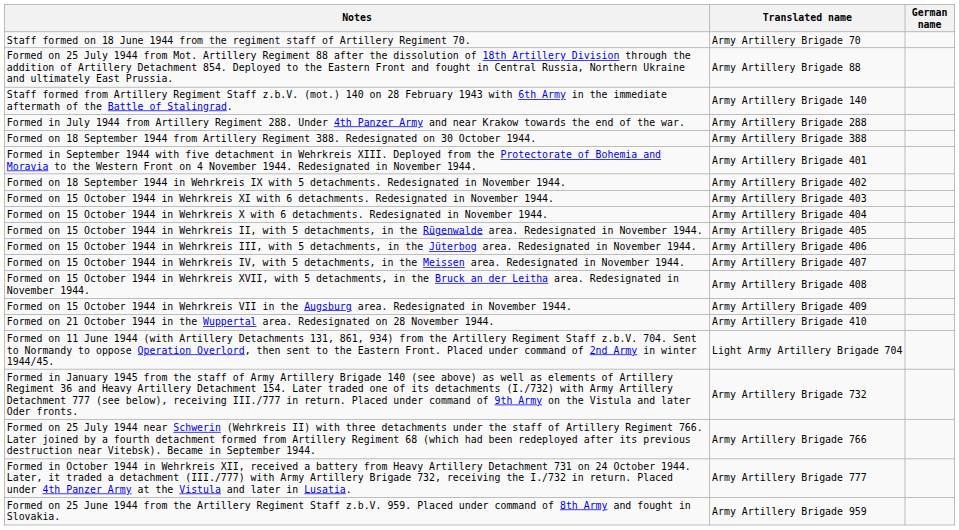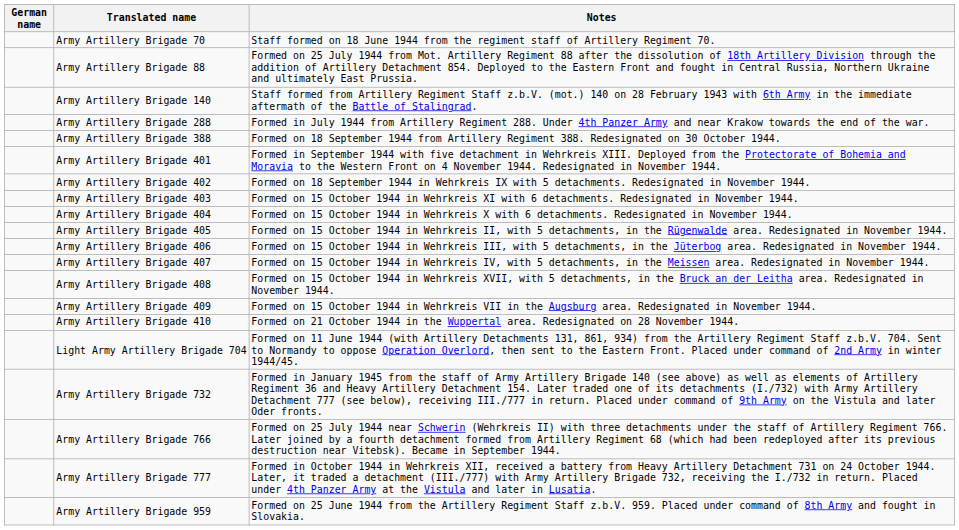columns swapped: (930, 18) <-> (357, 18)
